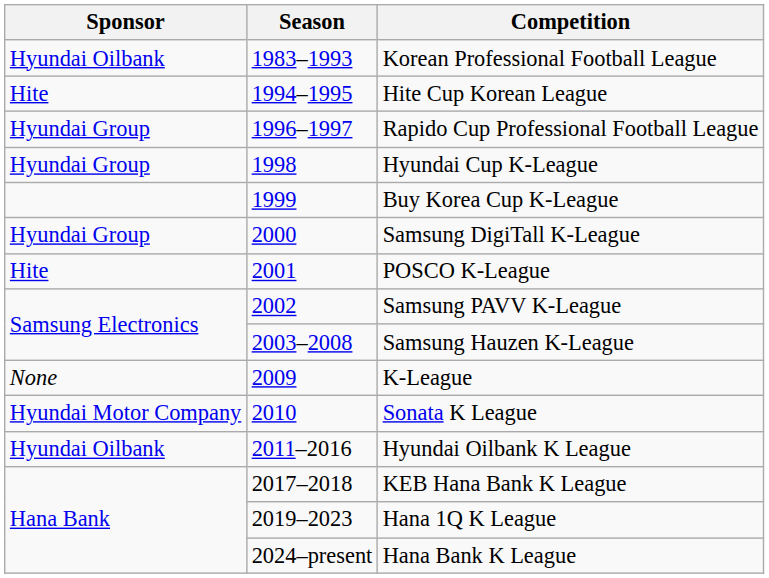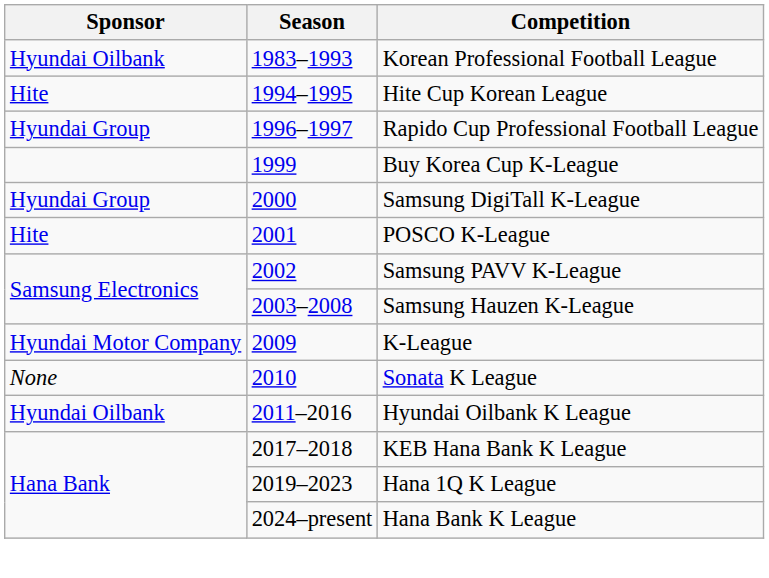- row: (490, 164)
(34, 377) None -> (126, 341) Hyundai Motor Company
(126, 413) Hyundai Motor Company -> (34, 377) None
